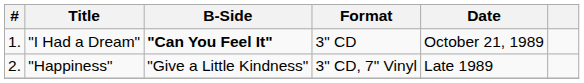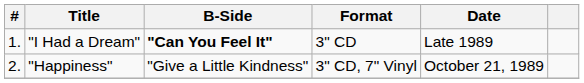(484, 41) October 21, 1989 -> (459, 41) Late 1989
(459, 66) Late 1989 -> (484, 66) October 21, 1989
